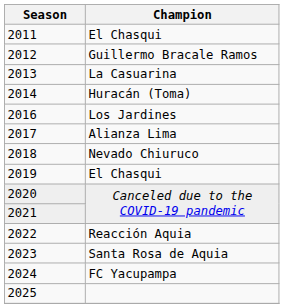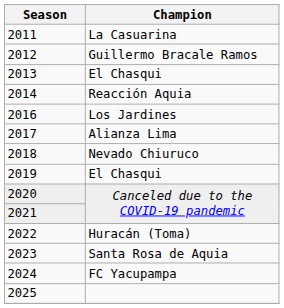(125, 34) El Chasqui -> (133, 34) La Casuarina
(133, 74) La Casuarina -> (125, 74) El Chasqui
(140, 94) Huracán (Toma) -> (140, 94) Reacción Aquia
(140, 234) Reacción Aquia -> (140, 234) Huracán (Toma)
